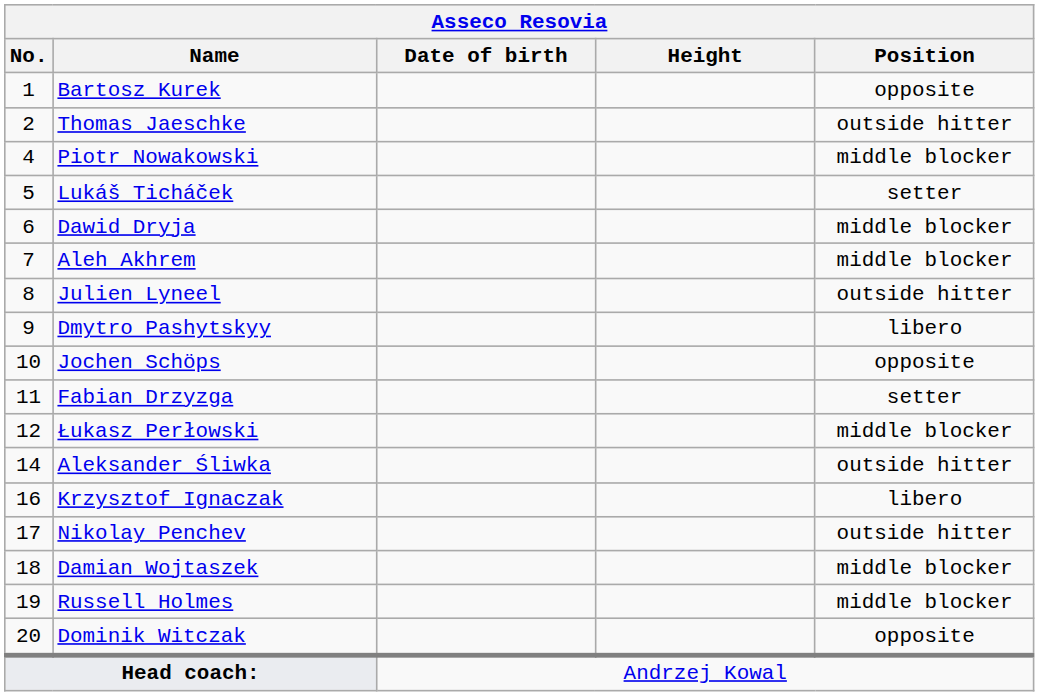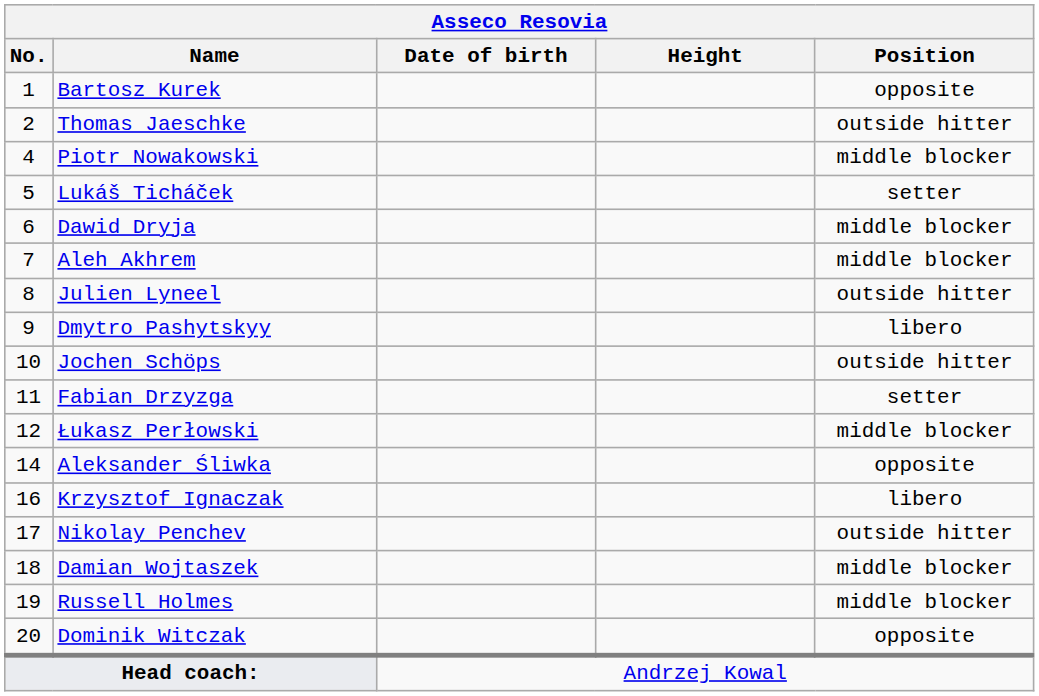(925, 363) opposite -> (925, 363) outside hitter
(925, 465) outside hitter -> (925, 465) opposite
